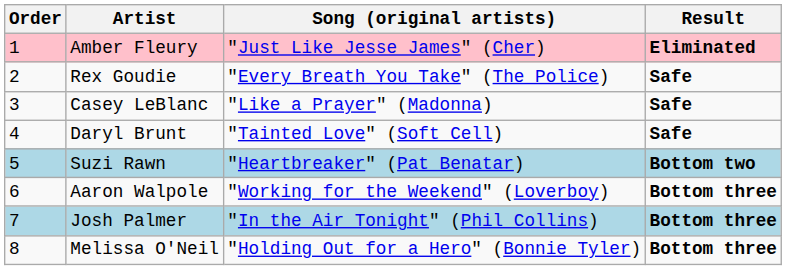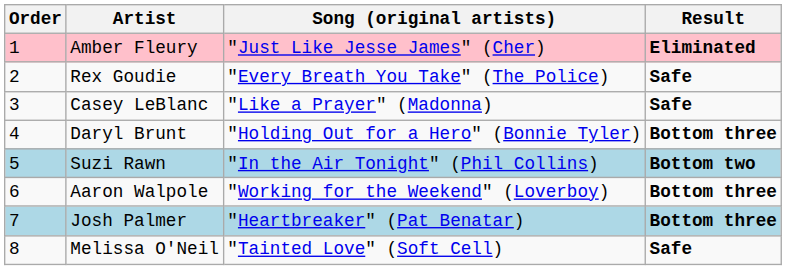(365, 134) "Tainted Love" (Soft Cell) -> (434, 134) "Holding Out for a Hero" (Bonnie Tyler)
(671, 134) Safe -> (713, 134) Bottom three
(376, 163) "Heartbreaker" (Pat Benatar) -> (413, 163) "In the Air Tonight" (Phil Collins)
(413, 221) "In the Air Tonight" (Phil Collins) -> (376, 221) "Heartbreaker" (Pat Benatar)
(434, 250) "Holding Out for a Hero" (Bonnie Tyler) -> (365, 250) "Tainted Love" (Soft Cell)
(713, 250) Bottom three -> (671, 250) Safe
